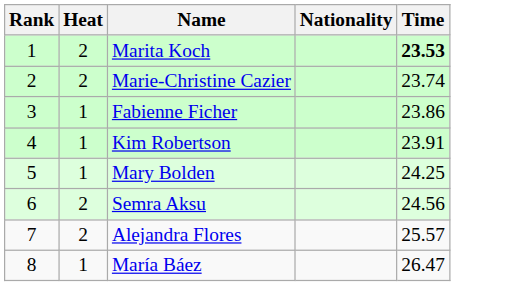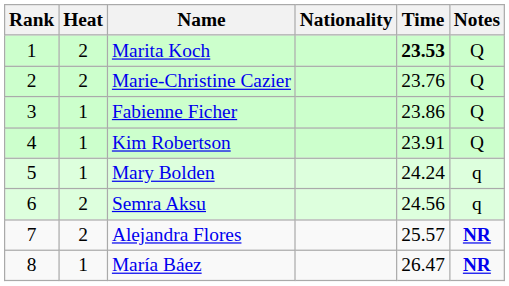+ column: (477, 19)
(423, 81) 23.74 -> (423, 81) 23.76
(423, 173) 24.25 -> (423, 173) 24.24
